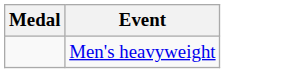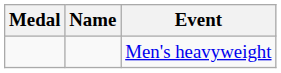+ column: (93, 20)
